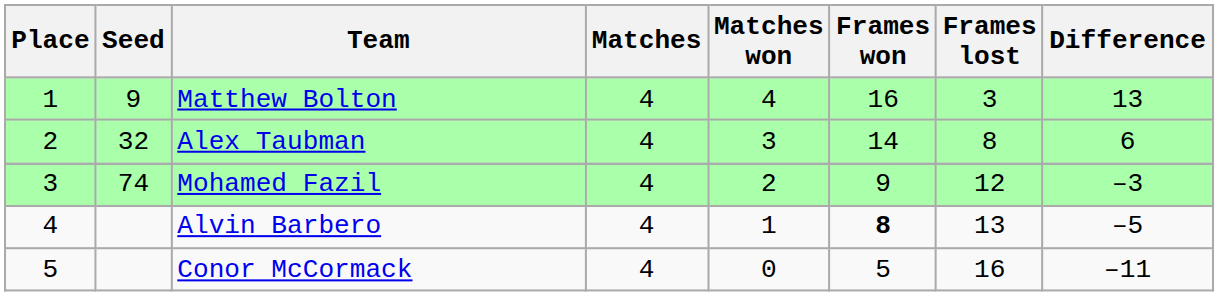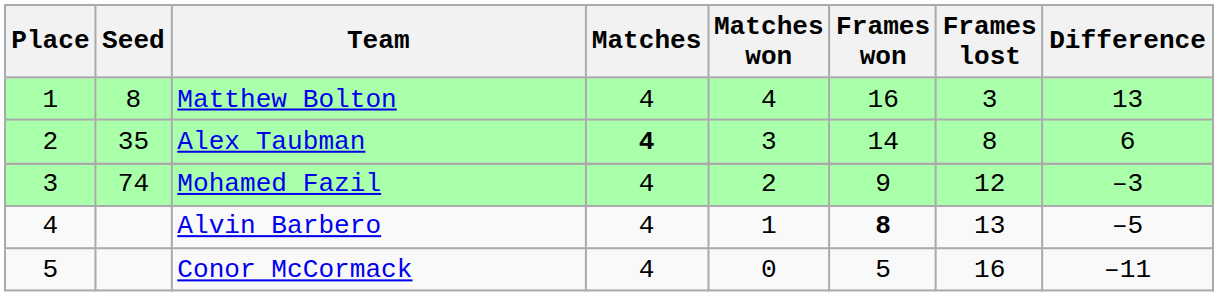(133, 99) 9 -> (133, 99) 8
(133, 142) 32 -> (133, 142) 35
(647, 142) normal -> (647, 142) bold
